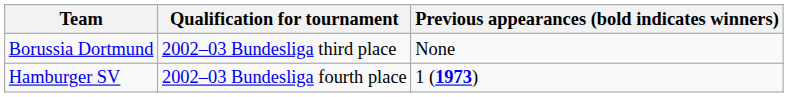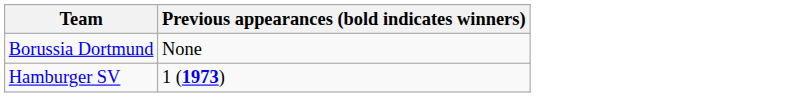- column: (284, 19)
